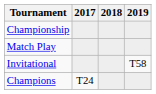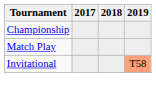(138, 64) no background -> (138, 64) lightsalmon background
- row: (31, 81)
